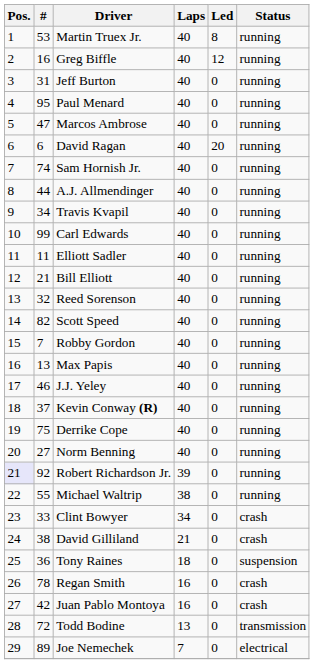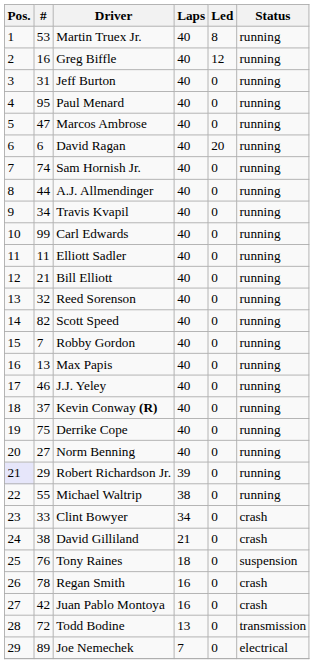(43, 473) 92 -> (43, 473) 29
(43, 560) 36 -> (43, 560) 76
